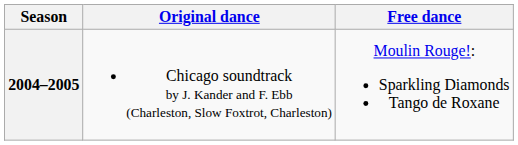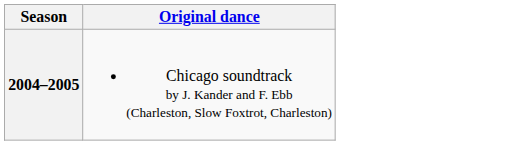- column: (424, 17)
